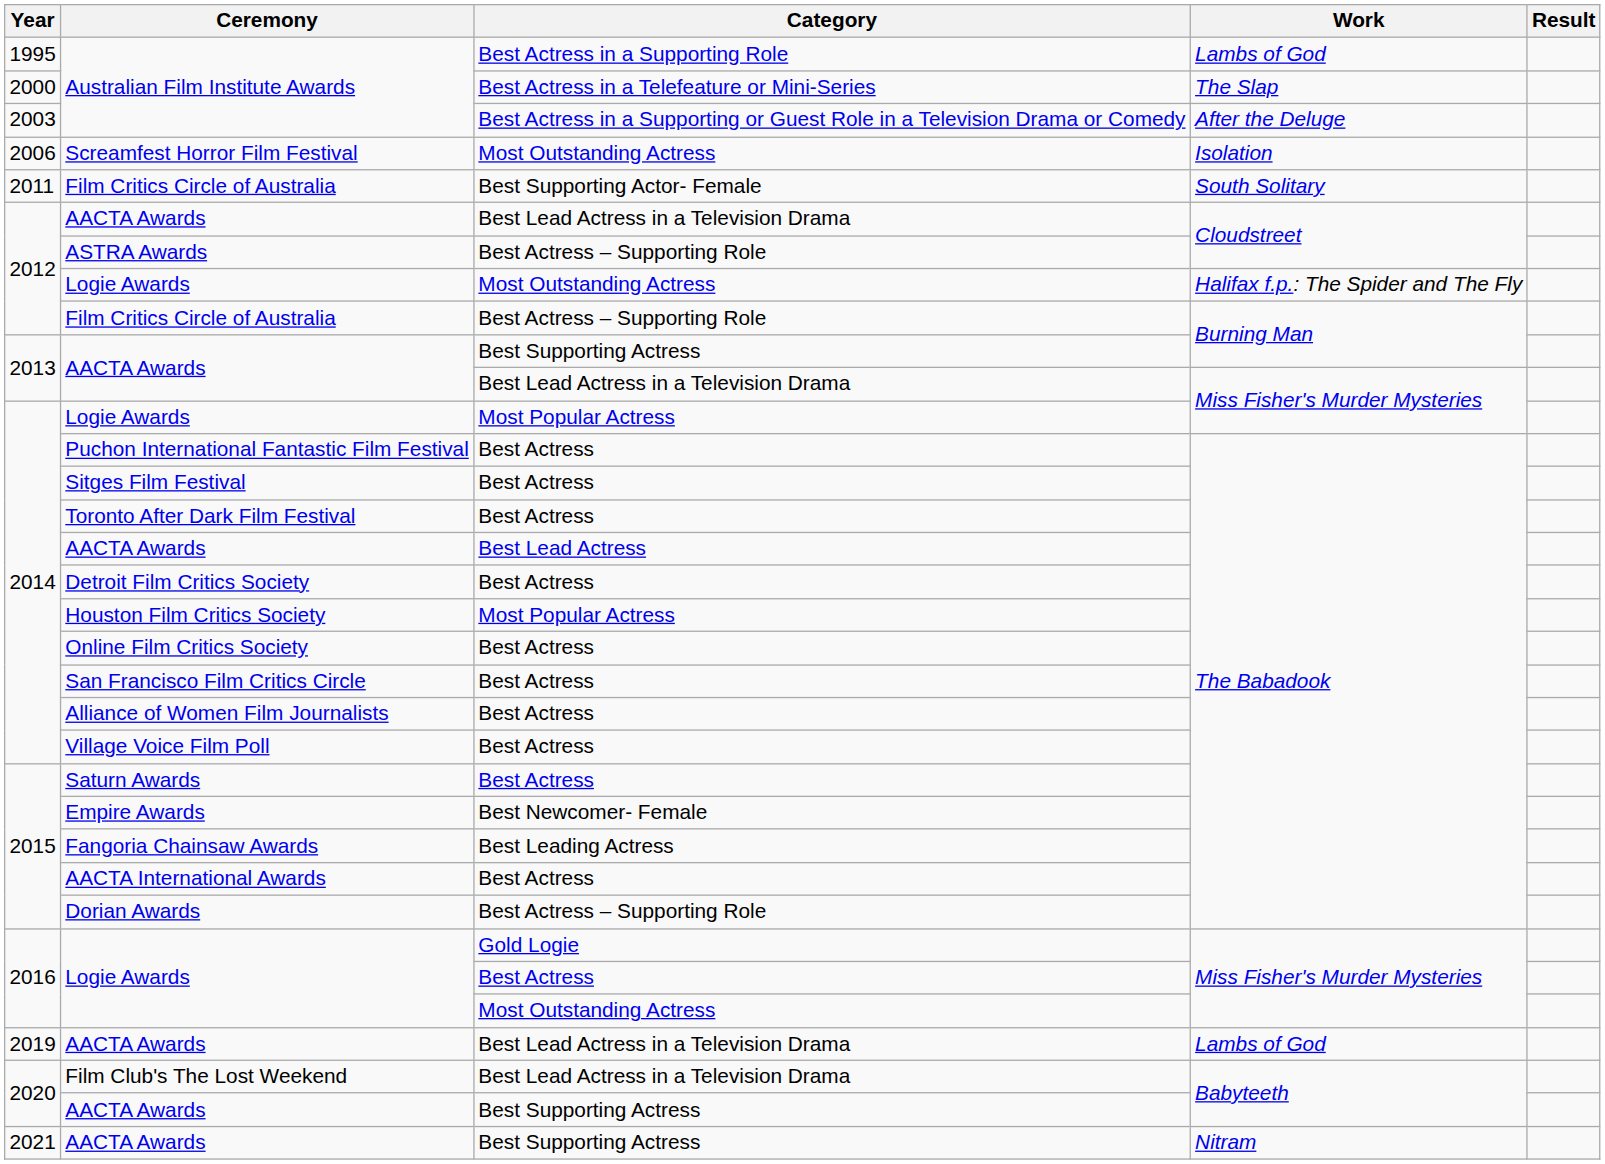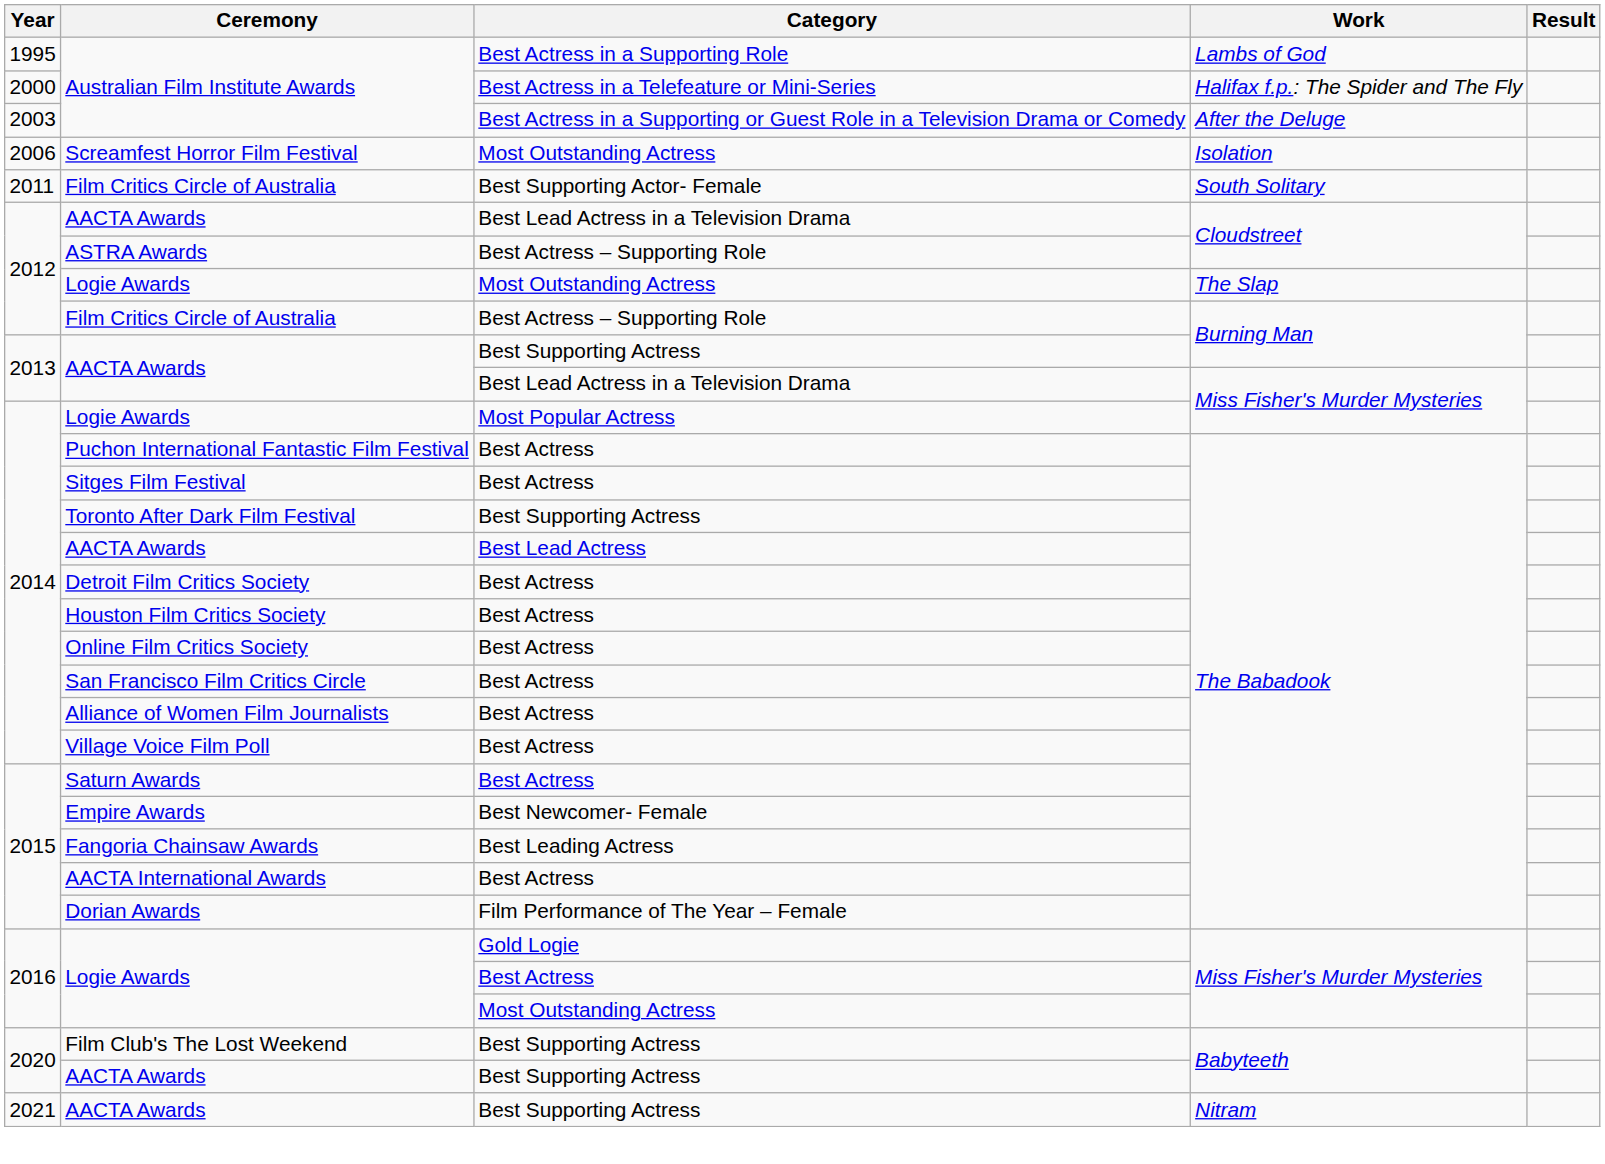(1237, 86) The Slap -> (1359, 86) Halifax f.p.: The Spider and The Fly
(1359, 284) Halifax f.p.: The Spider and The Fly -> (1237, 284) The Slap
(536, 515) Best Actress -> (589, 515) Best Supporting Actress
(577, 614) Most Popular Actress -> (536, 614) Best Actress
(622, 911) Best Actress – Supporting Role -> (663, 911) Film Performance of The Year – Female
- row: (33, 1043)
(664, 1076) Best Lead Actress in a Television Drama -> (589, 1043) Best Supporting Actress
